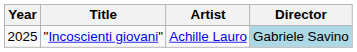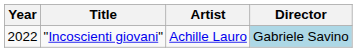(22, 36) 2025 -> (22, 36) 2022
